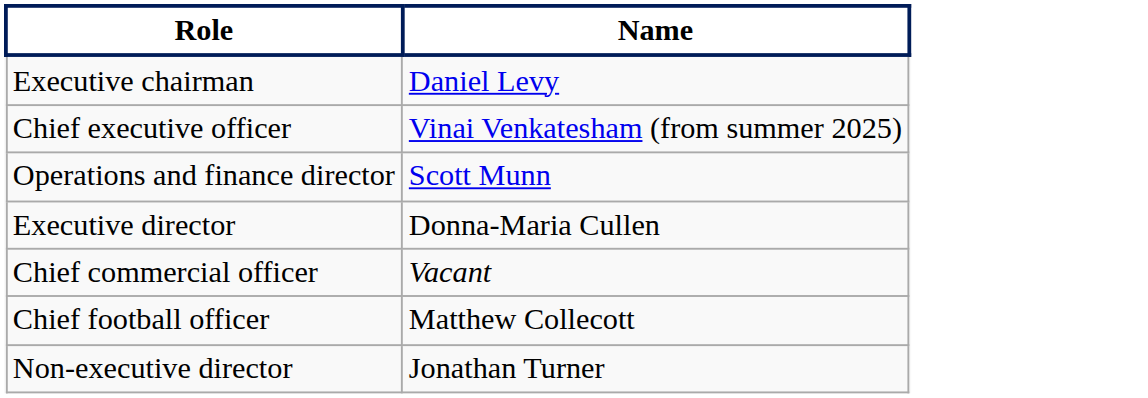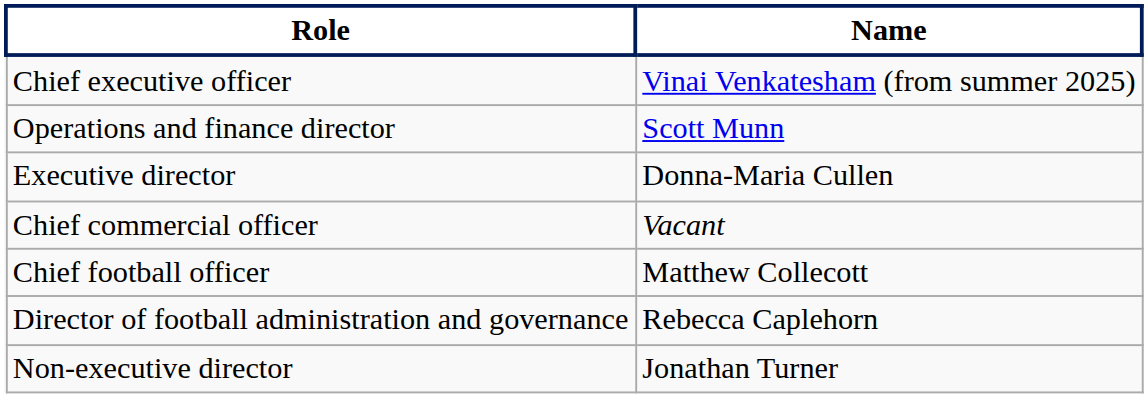- row: (133, 80)
+ row: (321, 320)
